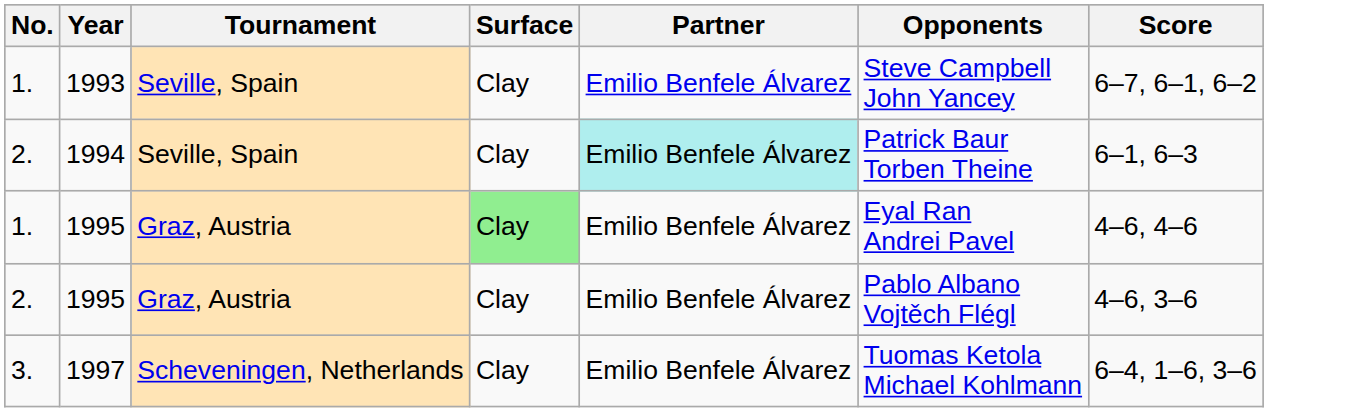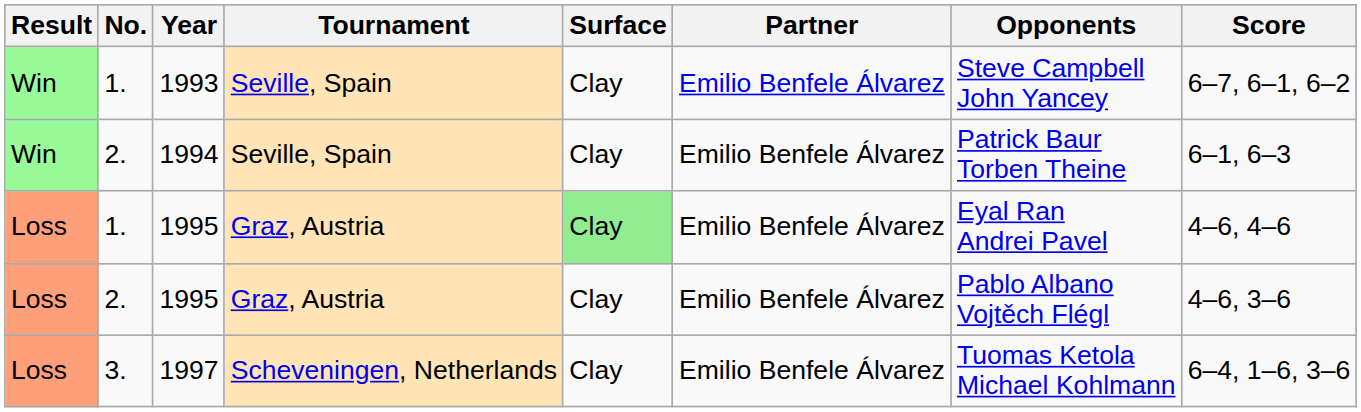+ column: (52, 25)
(718, 154) paleturquoise background -> (812, 154) no background
